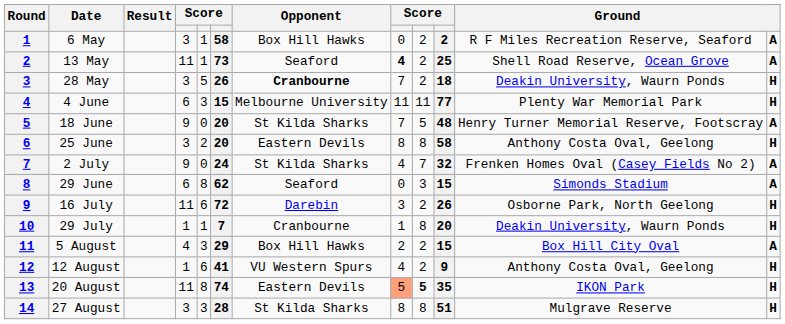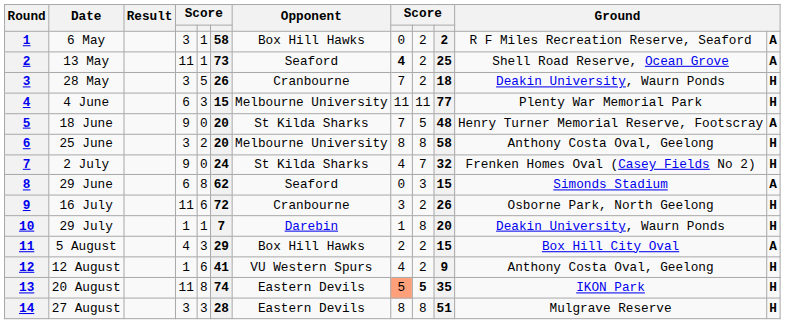(311, 83) bold -> (311, 83) normal
(311, 144) Eastern Devils -> (311, 144) Melbourne University
(773, 165) A -> (773, 165) H
(311, 206) Darebin -> (311, 206) Cranbourne
(311, 227) Cranbourne -> (311, 227) Darebin
(311, 309) St Kilda Sharks -> (311, 309) Eastern Devils
